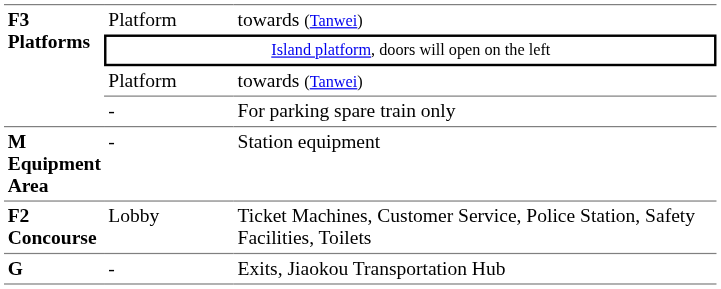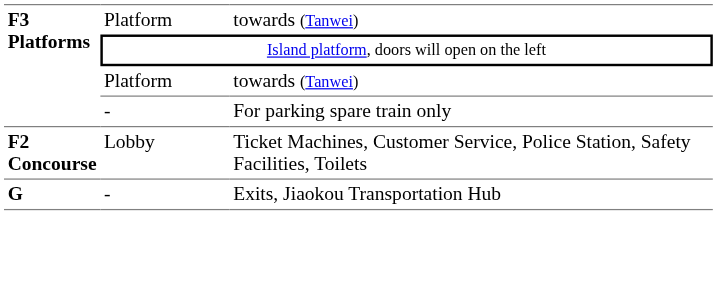- row: (54, 163)
